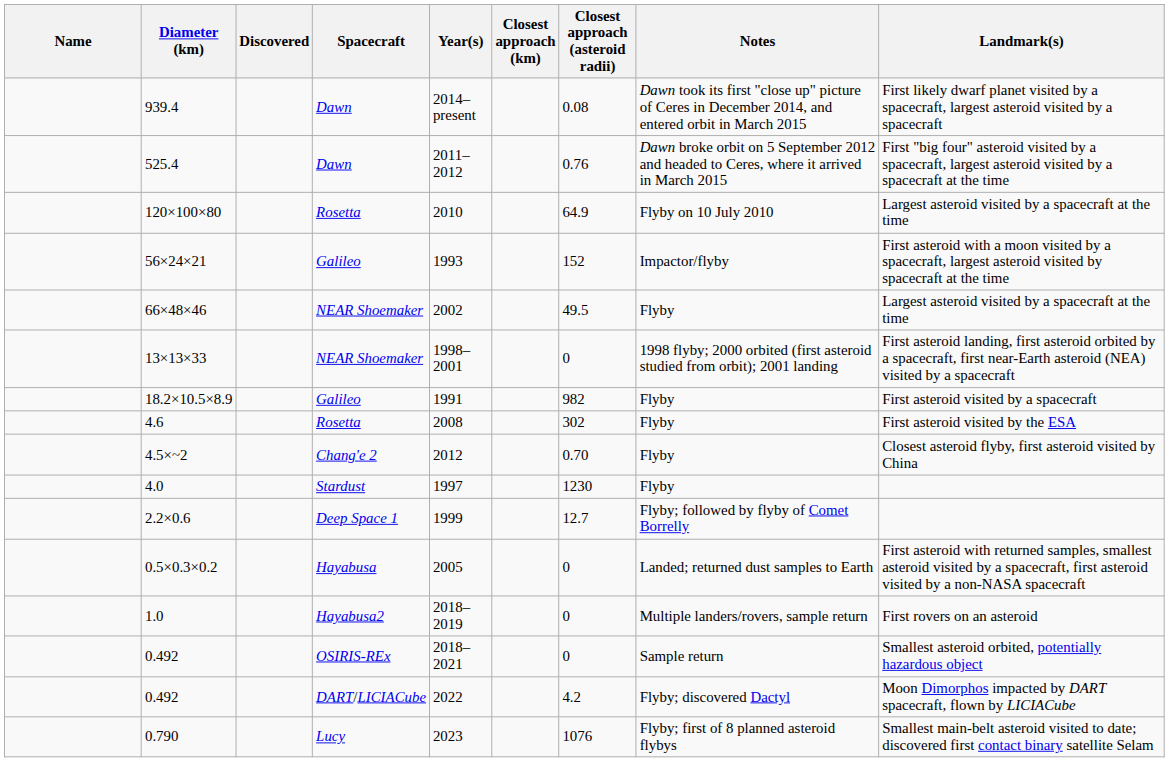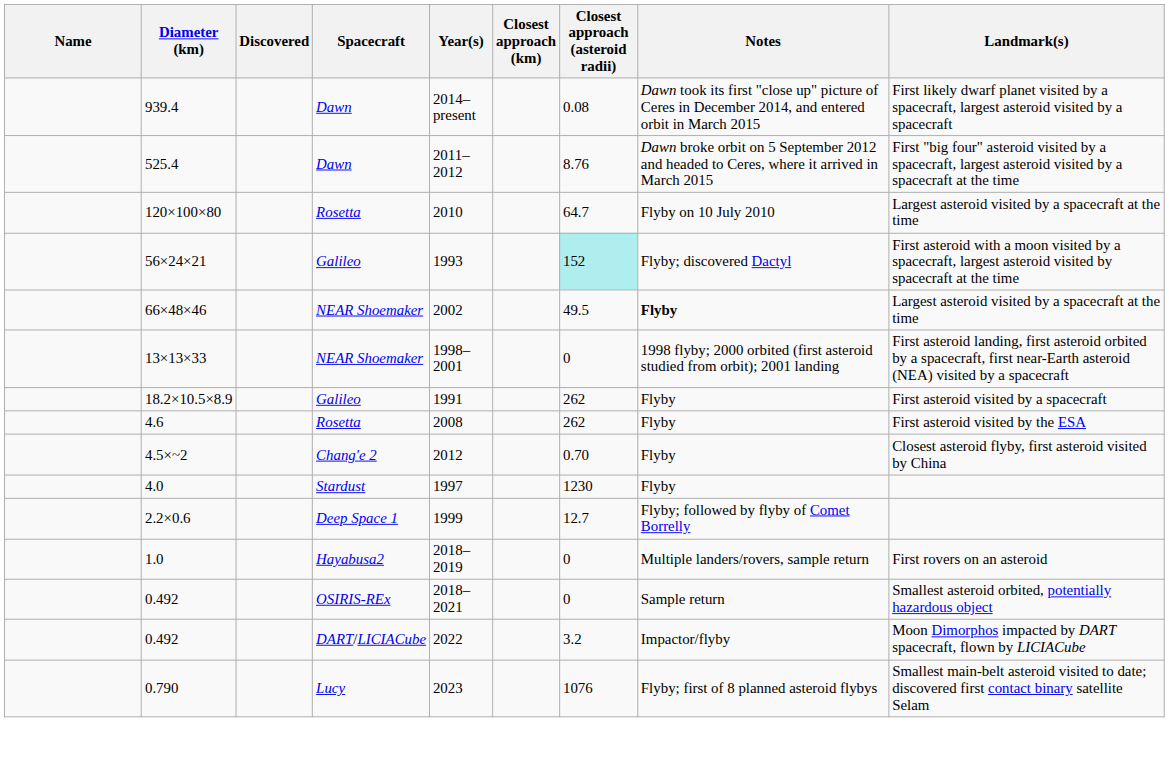(575, 163) 0.76 -> (576, 163) 8.76
(575, 212) 64.9 -> (576, 212) 64.7
(574, 261) no background -> (574, 261) paleturquoise background
(684, 261) Impactor/flyby -> (716, 261) Flyby; discovered Dactyl
(657, 310) normal -> (659, 310) bold
(574, 399) 982 -> (574, 399) 262
(574, 422) 302 -> (574, 422) 262
- row: (181, 567)
(572, 696) 4.2 -> (572, 639) 3.2
(715, 696) Flyby; discovered Dactyl -> (685, 639) Impactor/flyby
